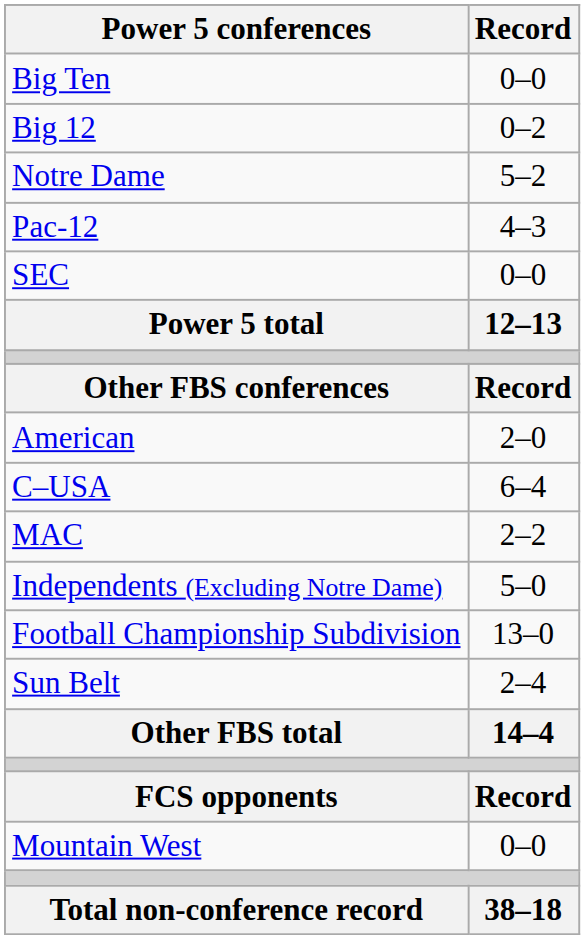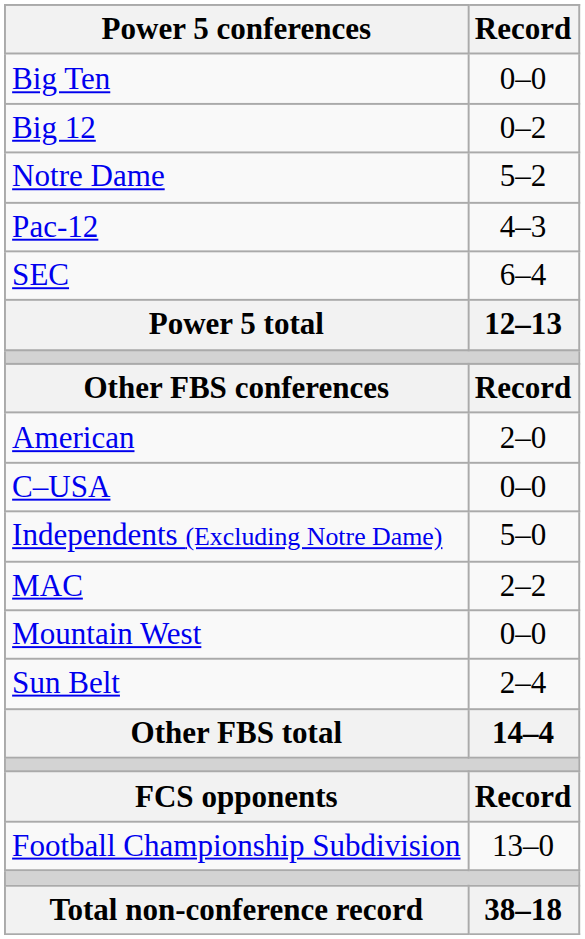(523, 275) 0–0 -> (523, 275) 6–4
(523, 486) 6–4 -> (523, 486) 0–0
rows swapped: (227, 584) <-> (47, 535)
rows swapped: (107, 845) <-> (236, 634)
